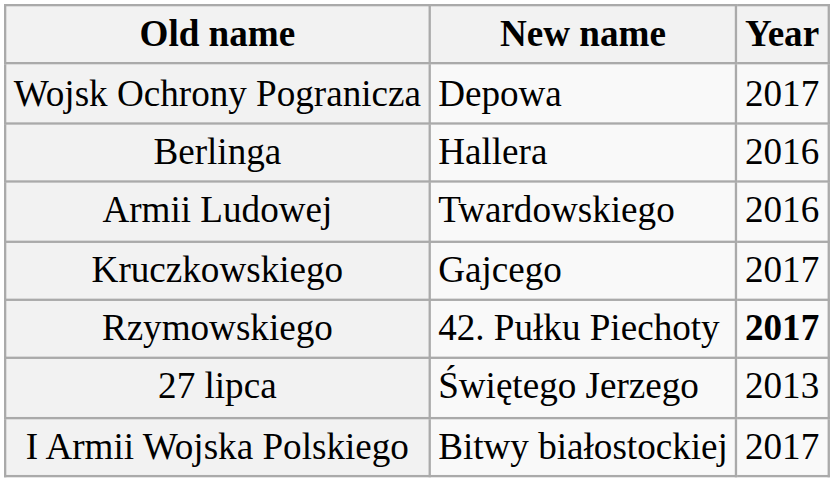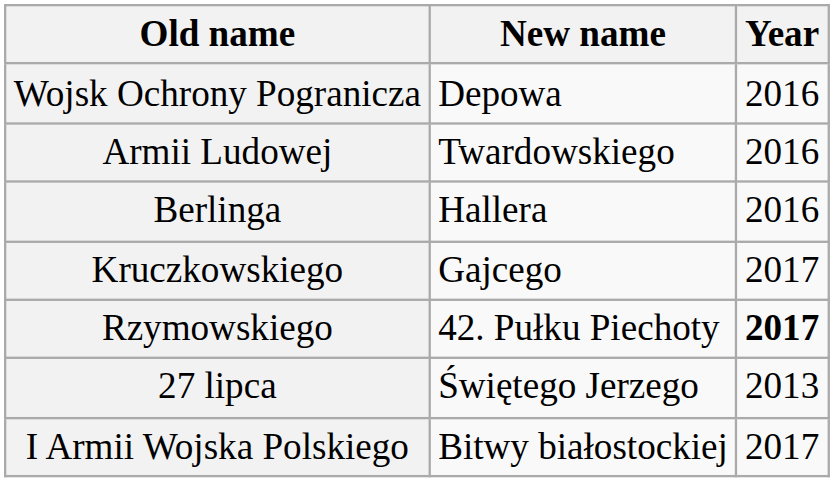(782, 92) 2017 -> (782, 92) 2016
rows swapped: (217, 151) <-> (217, 210)
